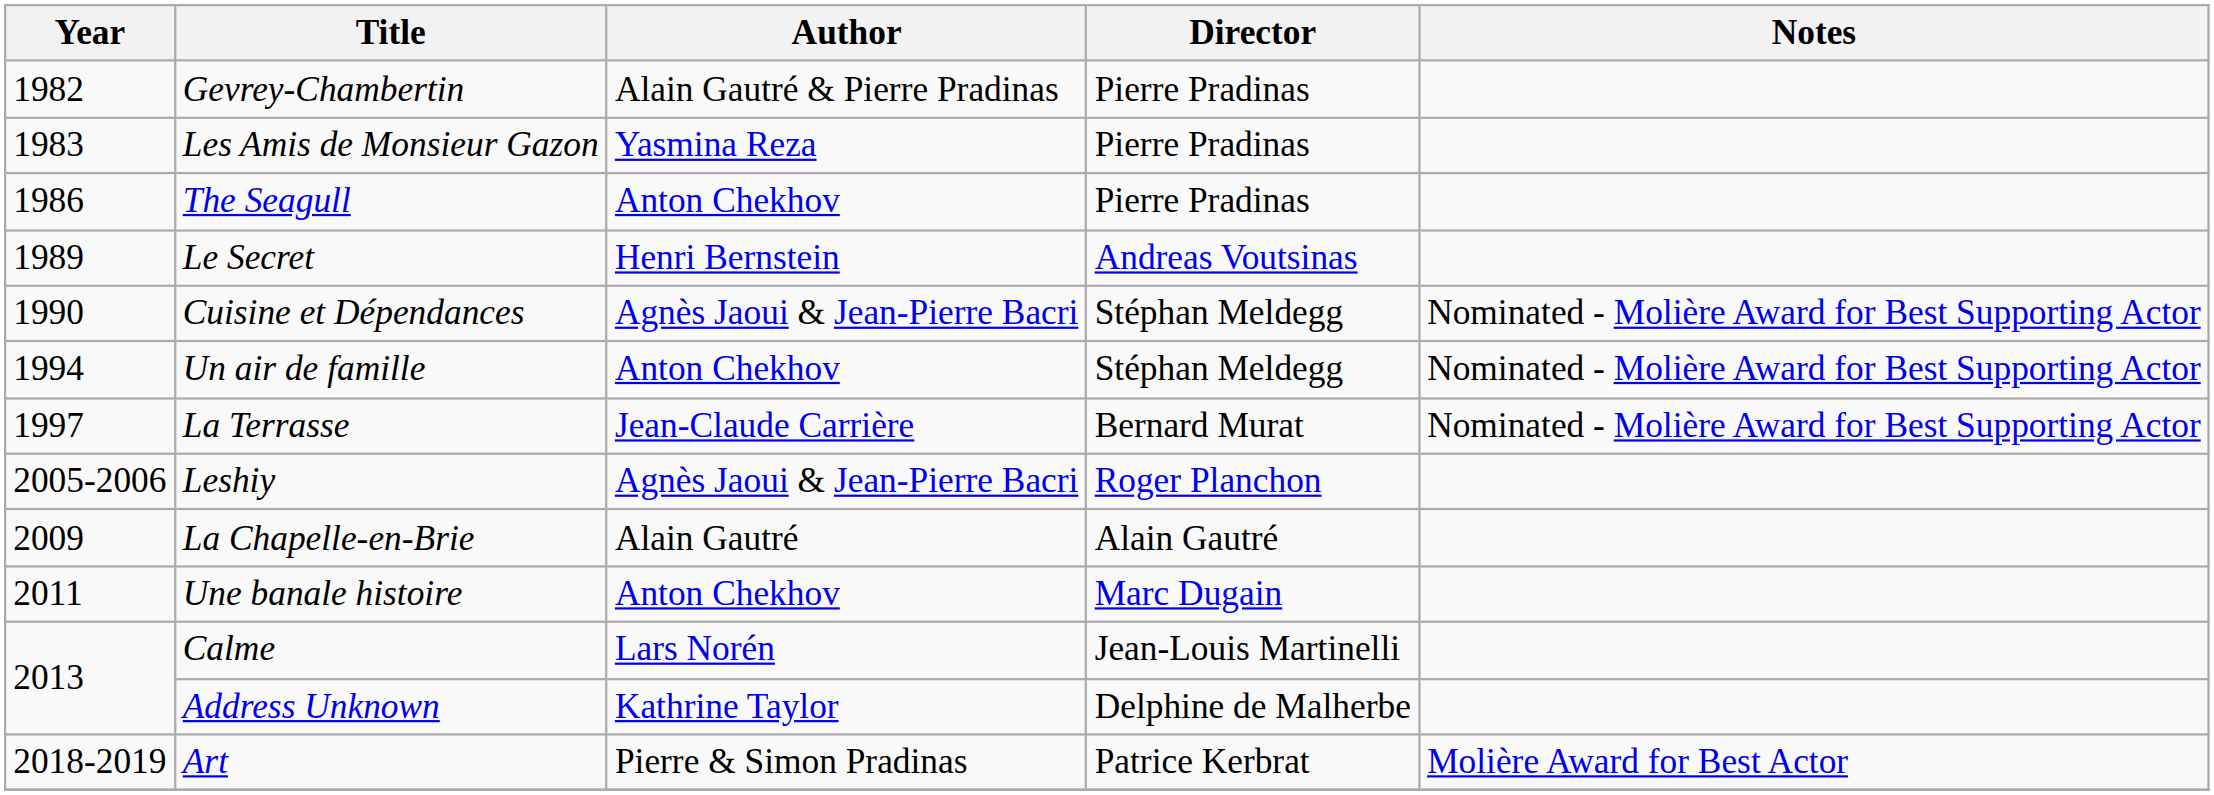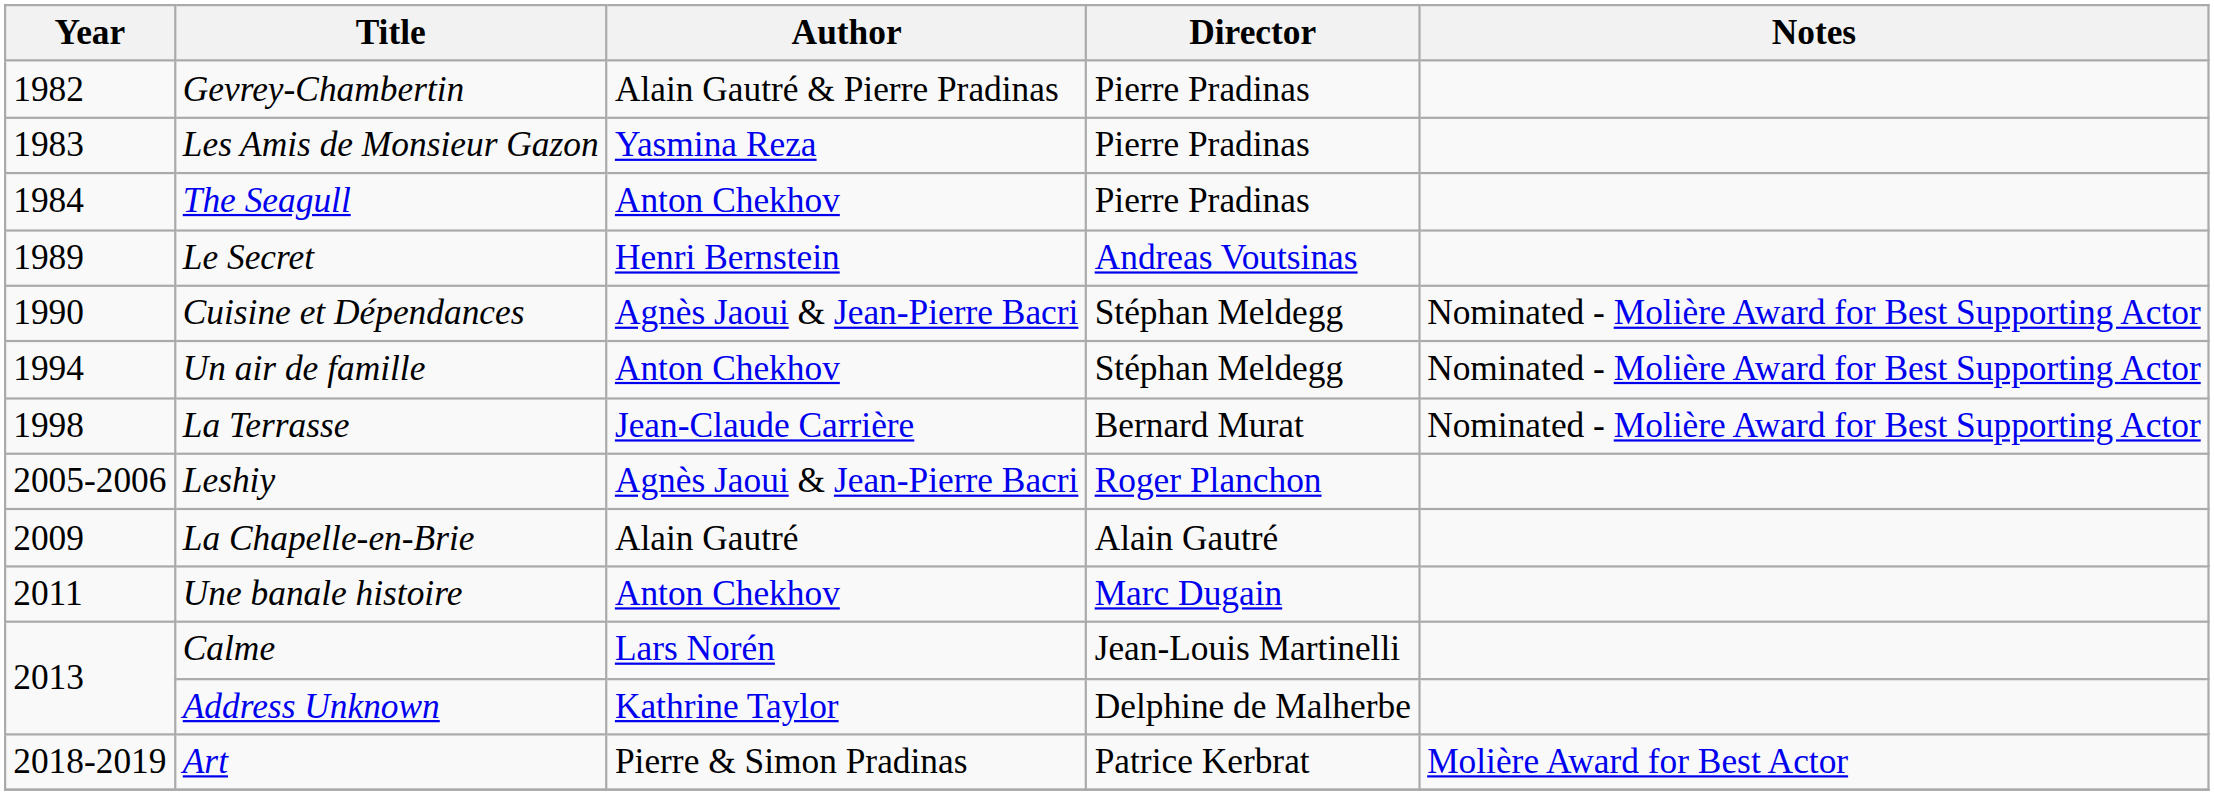(49, 200) 1986 -> (49, 200) 1984
(49, 425) 1997 -> (49, 425) 1998
